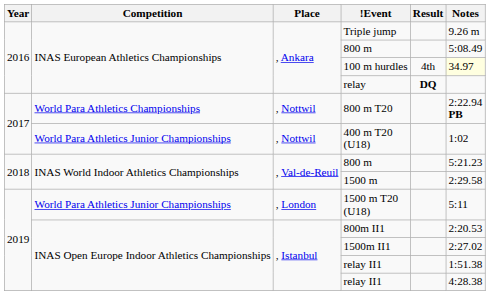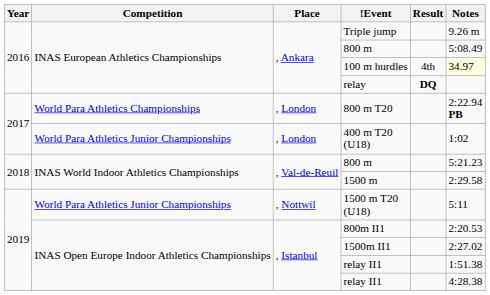(296, 108) , Nottwil -> (296, 108) , London
(296, 138) , Nottwil -> (296, 138) , London
(296, 204) , London -> (296, 204) , Nottwil
